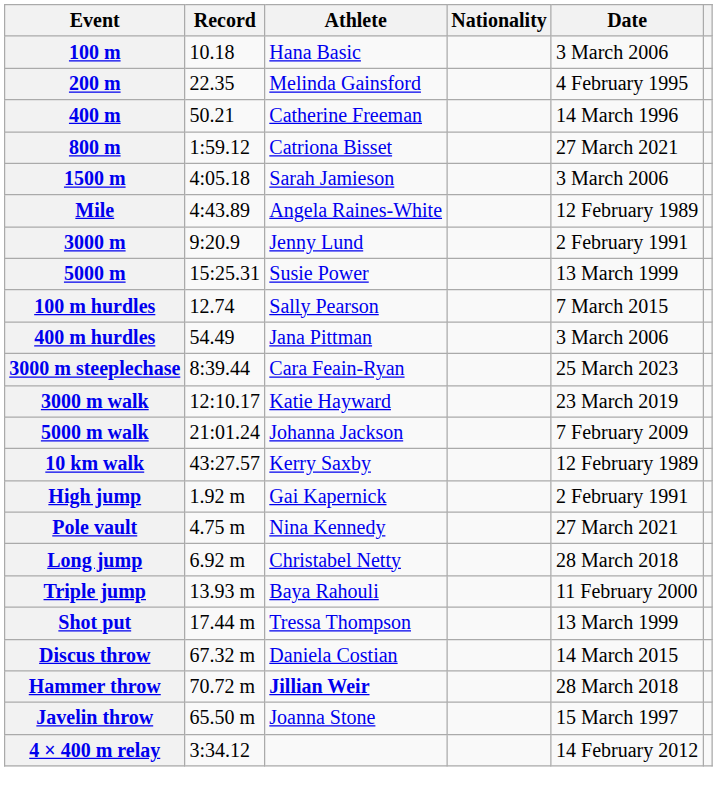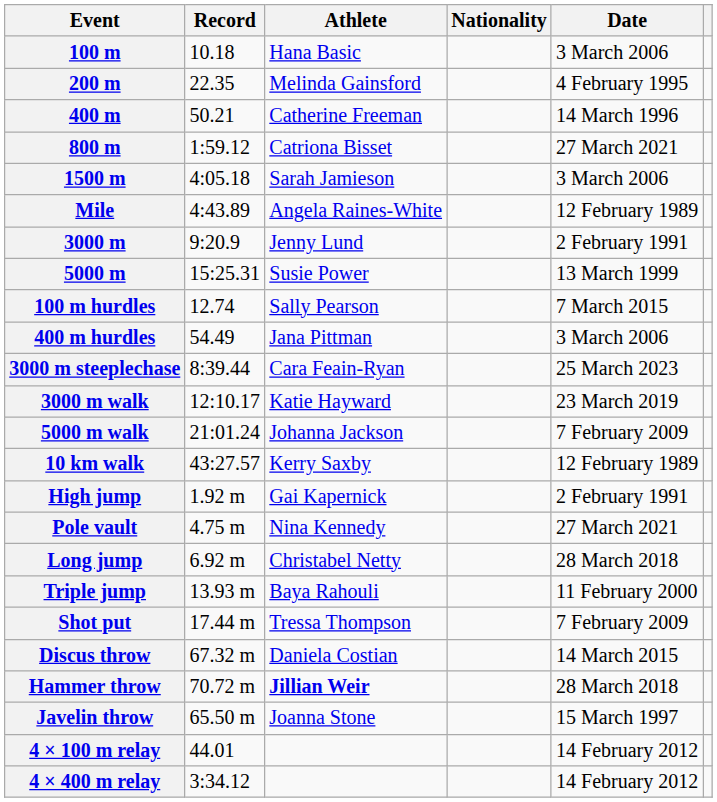(617, 623) 13 March 1999 -> (622, 623) 7 February 2009
+ row: (95, 749)
